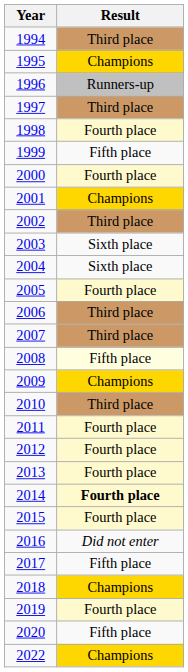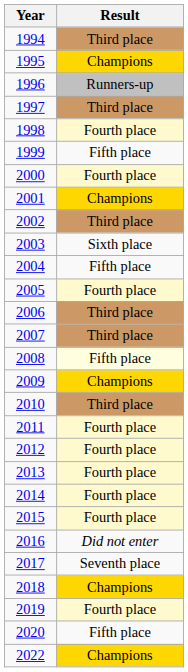(120, 267) Sixth place -> (120, 267) Fifth place
(120, 495) bold -> (120, 495) normal
(120, 564) Fifth place -> (120, 564) Seventh place
